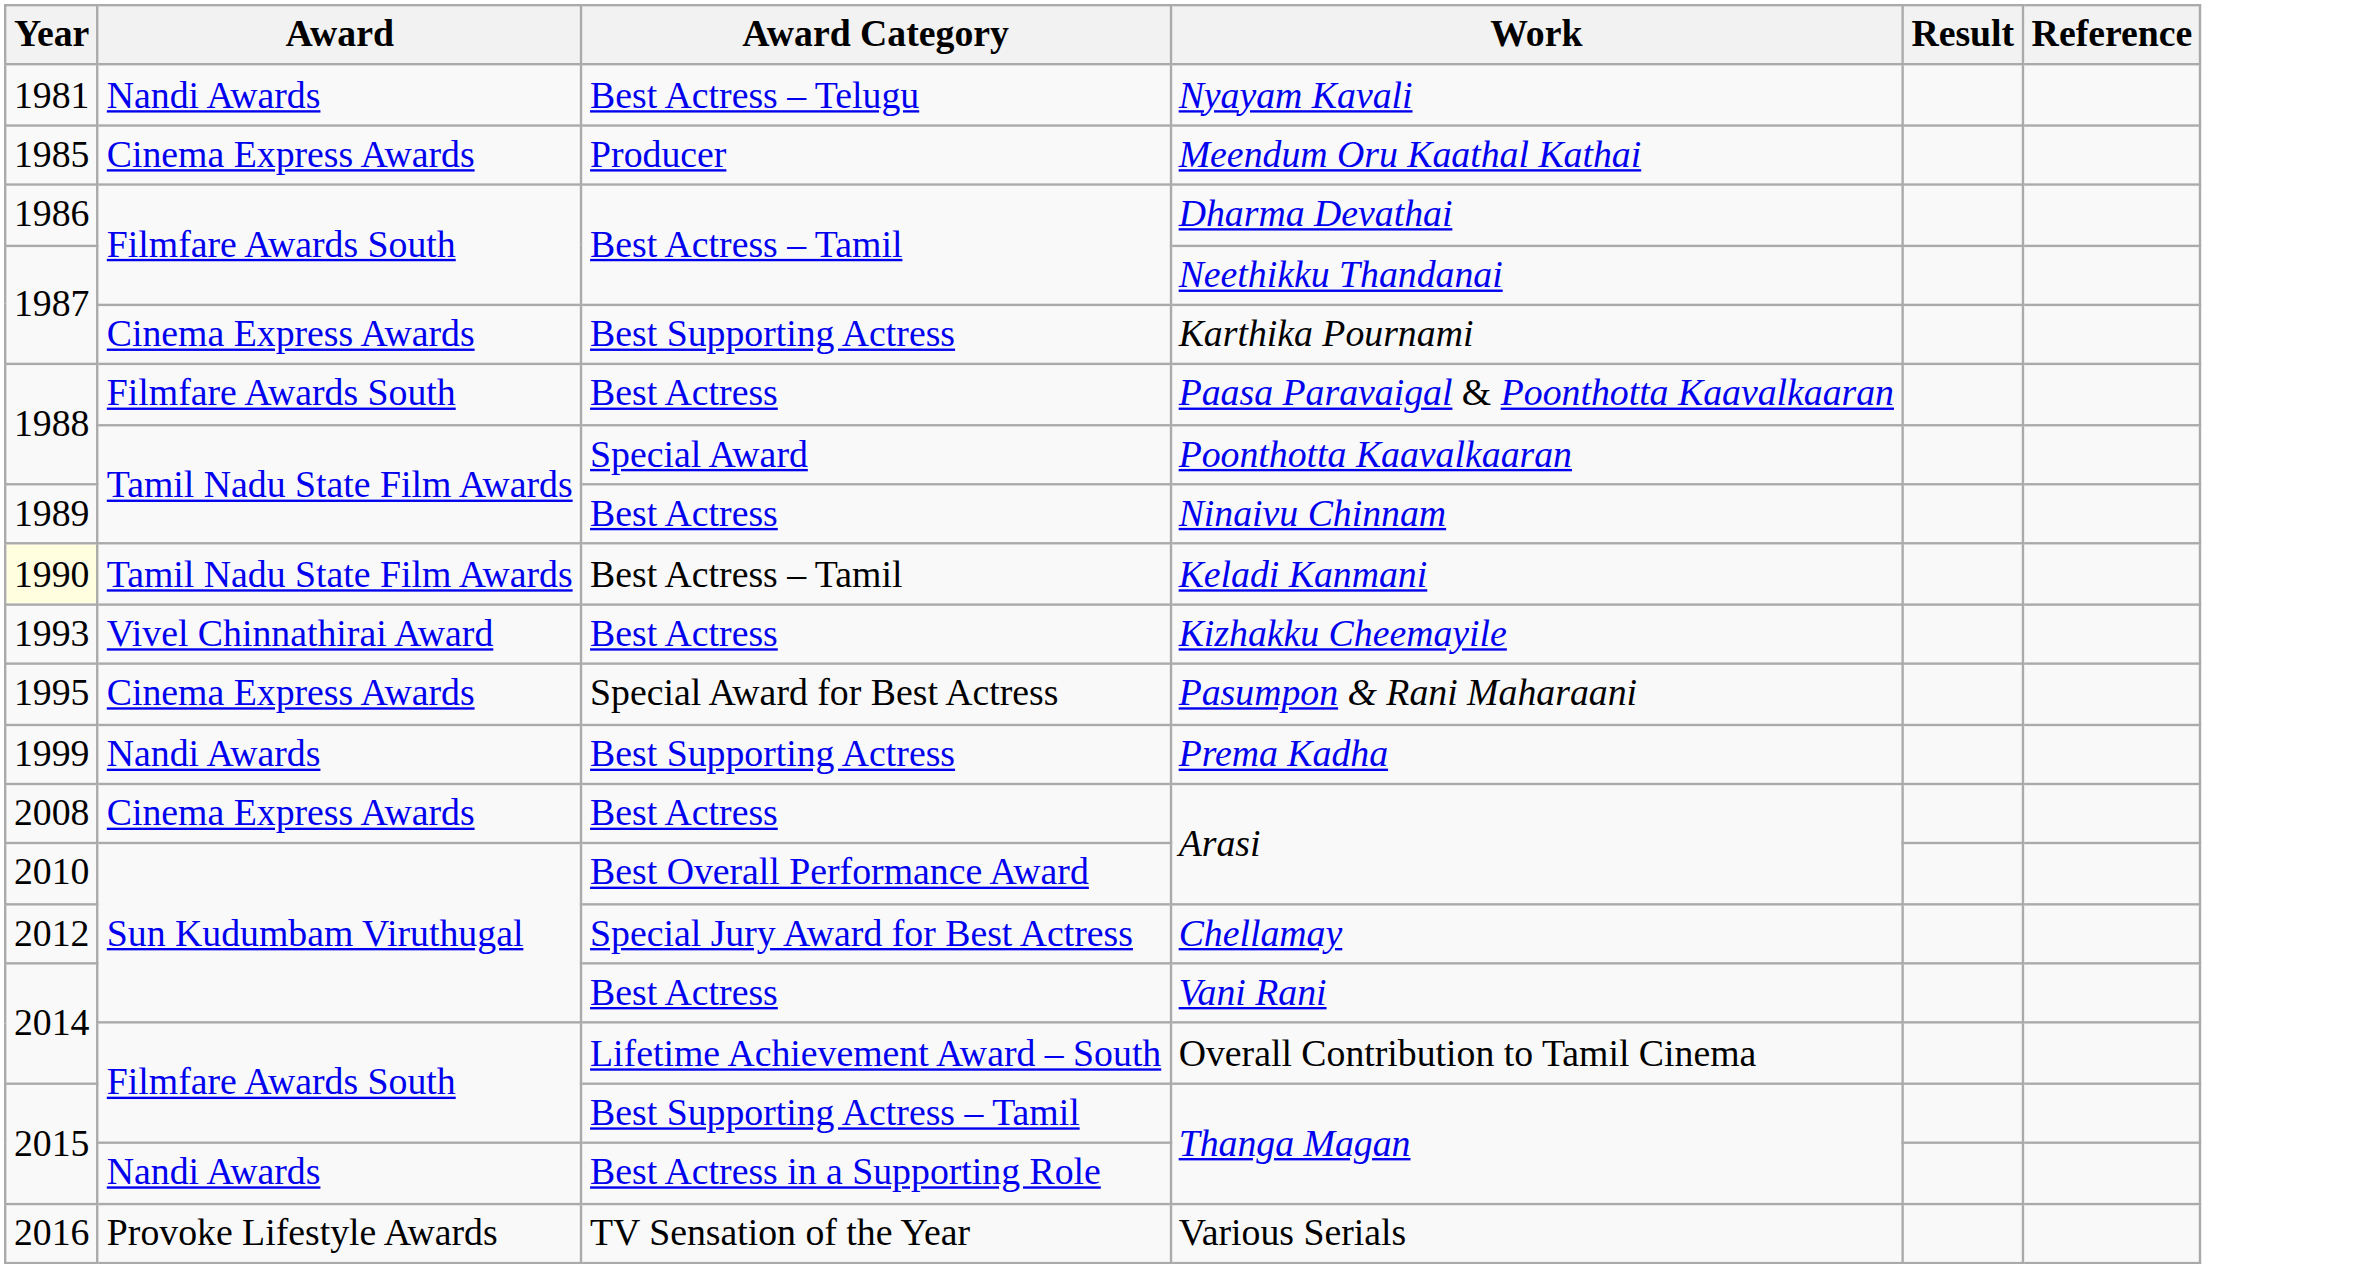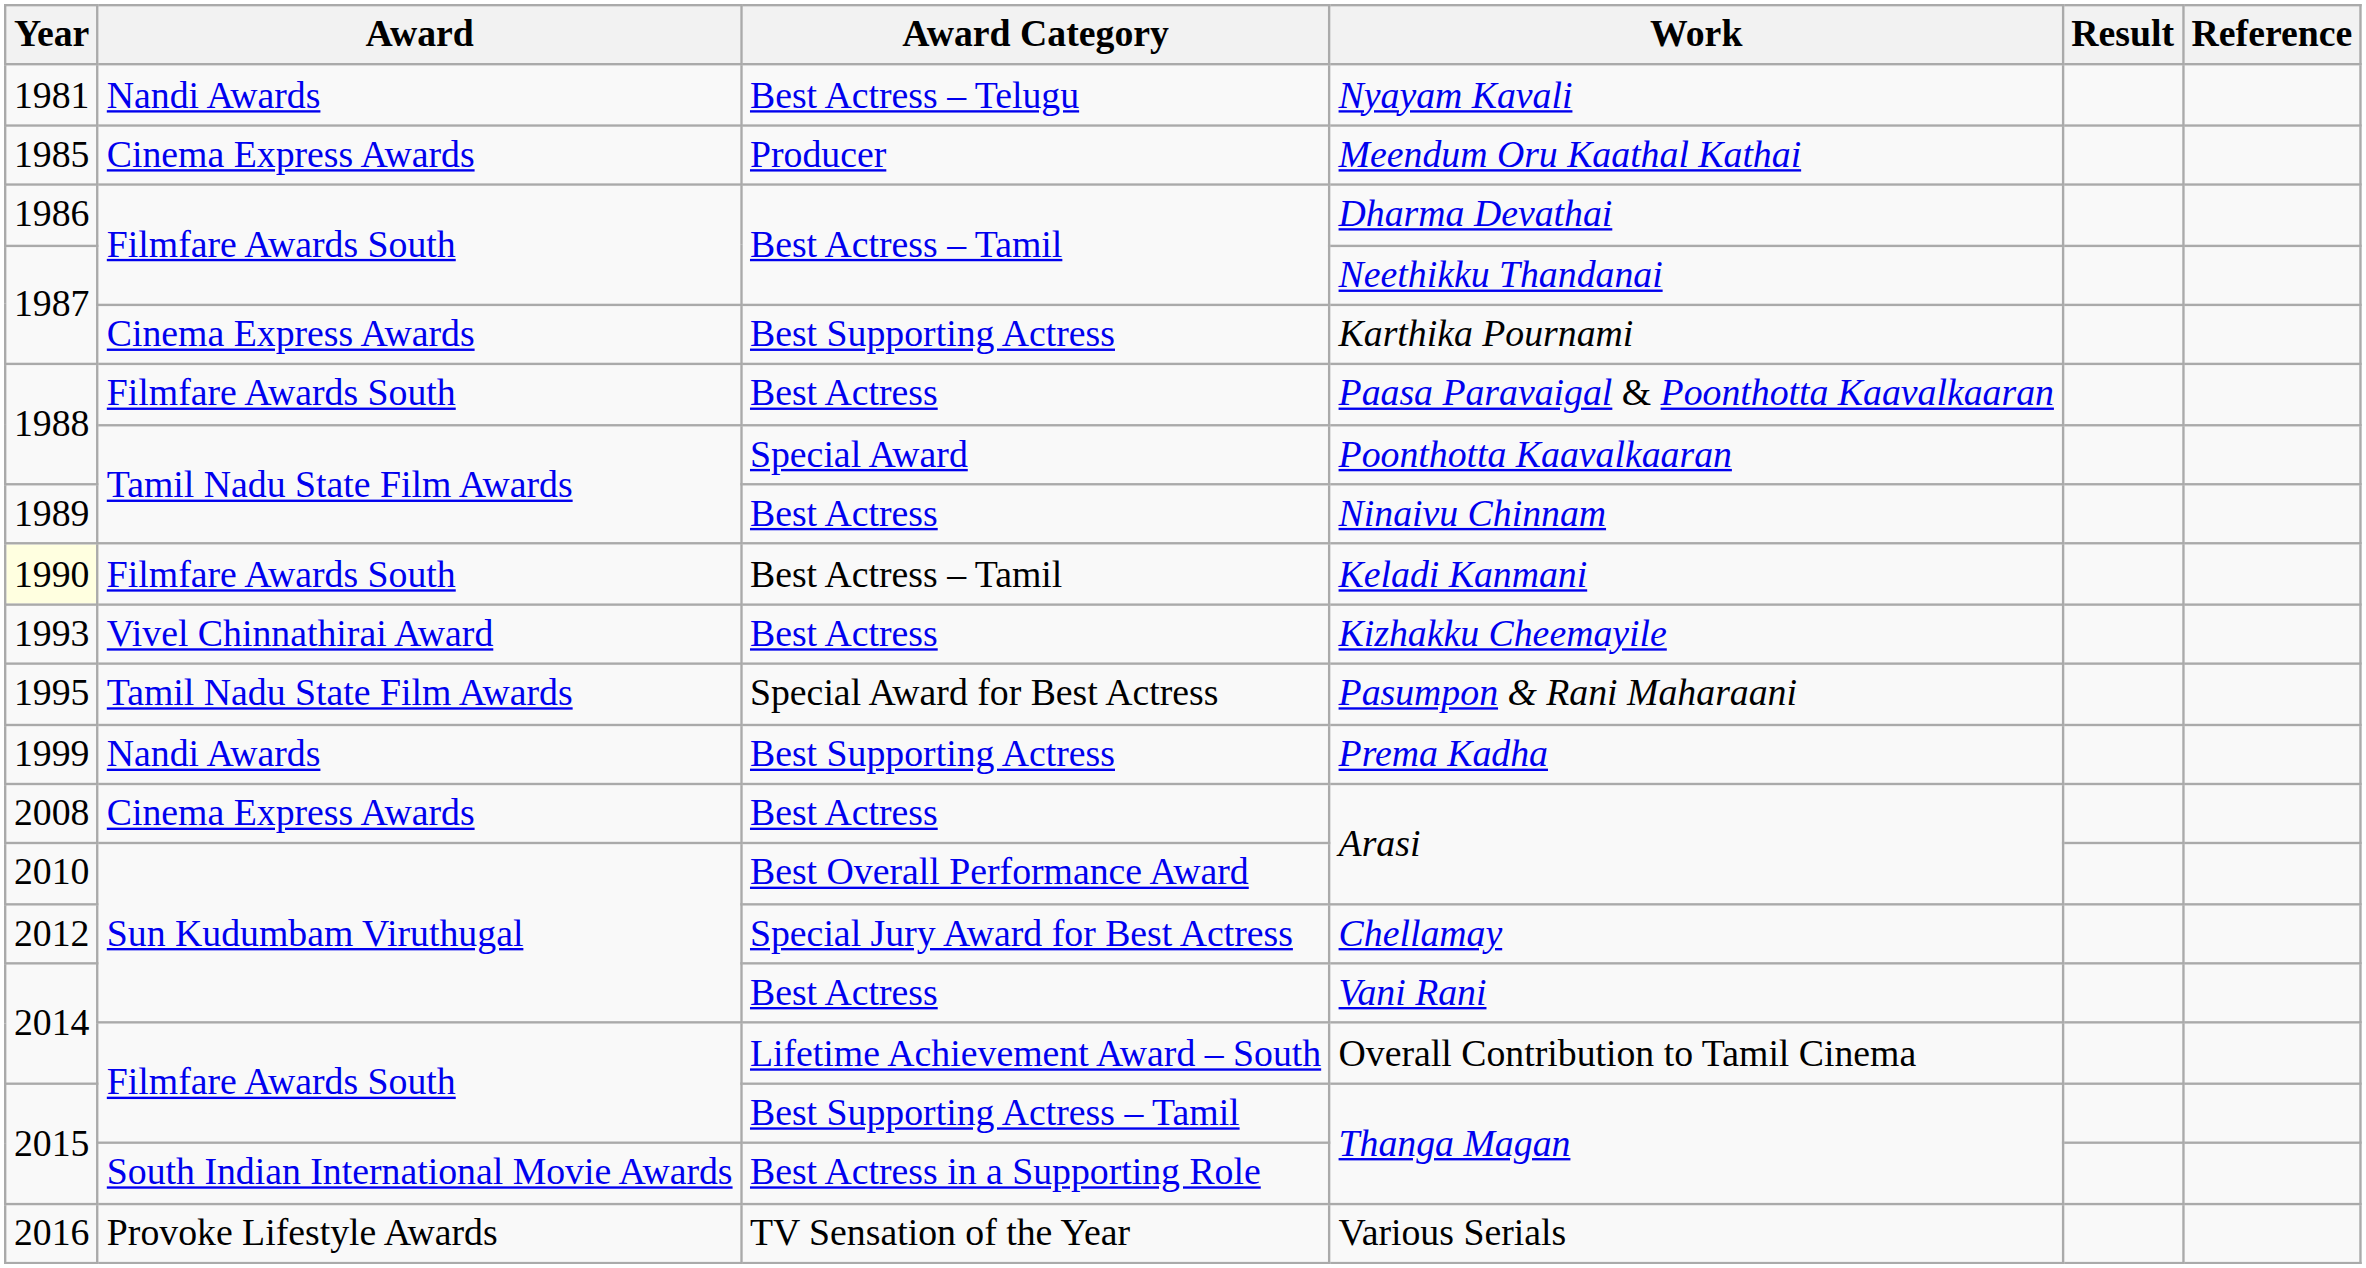(340, 573) Tamil Nadu State Film Awards -> (281, 573) Filmfare Awards South
(291, 693) Cinema Express Awards -> (340, 693) Tamil Nadu State Film Awards
(214, 1172) Nandi Awards -> (420, 1172) South Indian International Movie Awards
